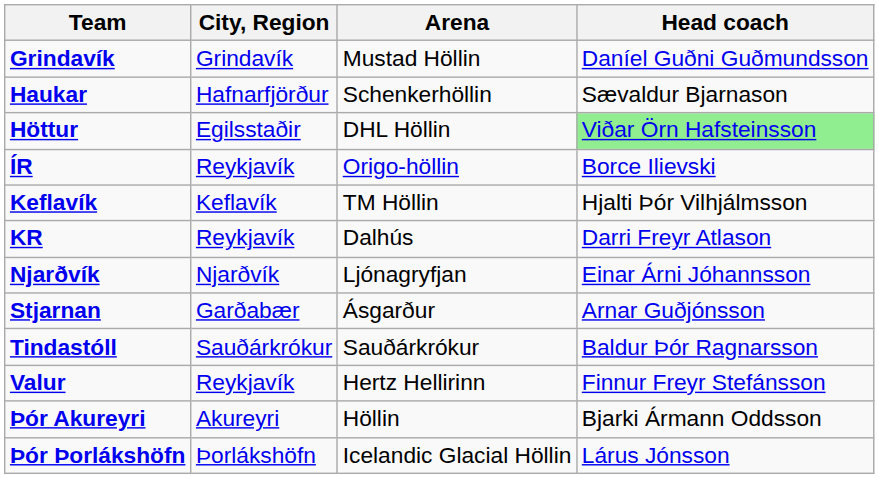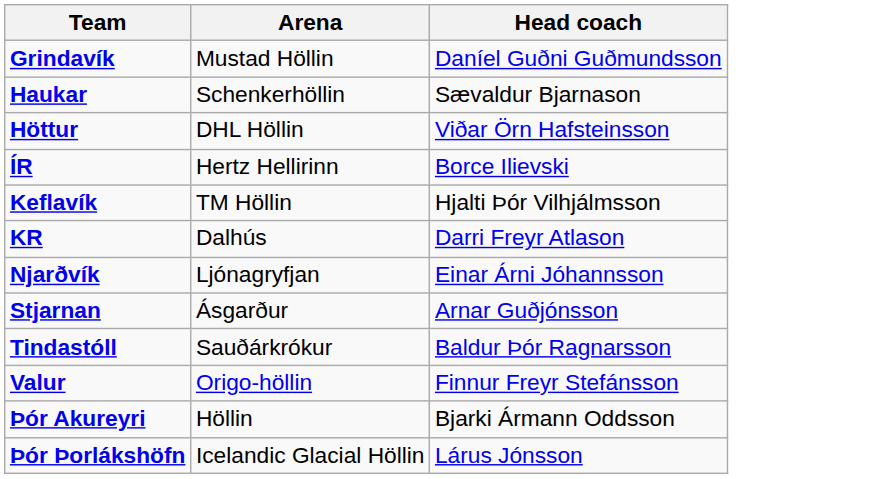- column: (264, 22)
(699, 130) lightgreen background -> (552, 130) no background
(401, 166) Origo-höllin -> (267, 166) Hertz Hellirinn
(414, 382) Hertz Hellirinn -> (254, 382) Origo-höllin
